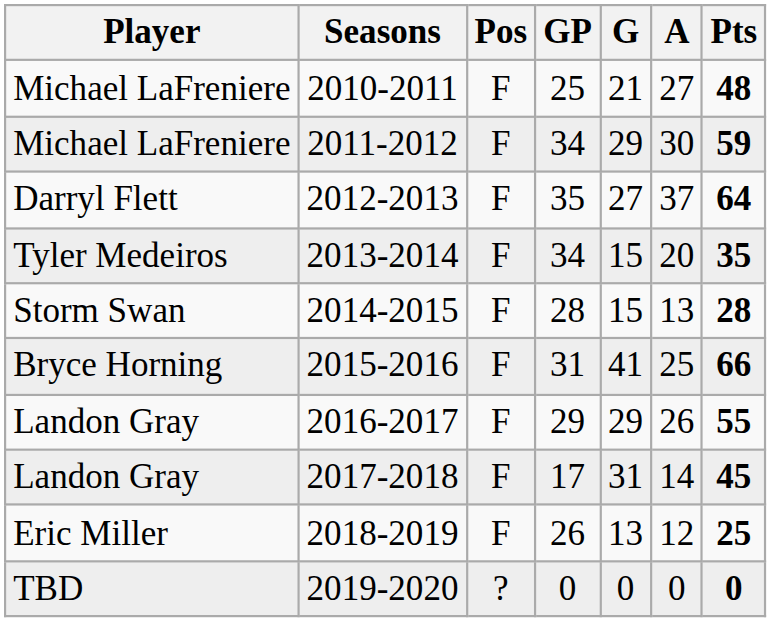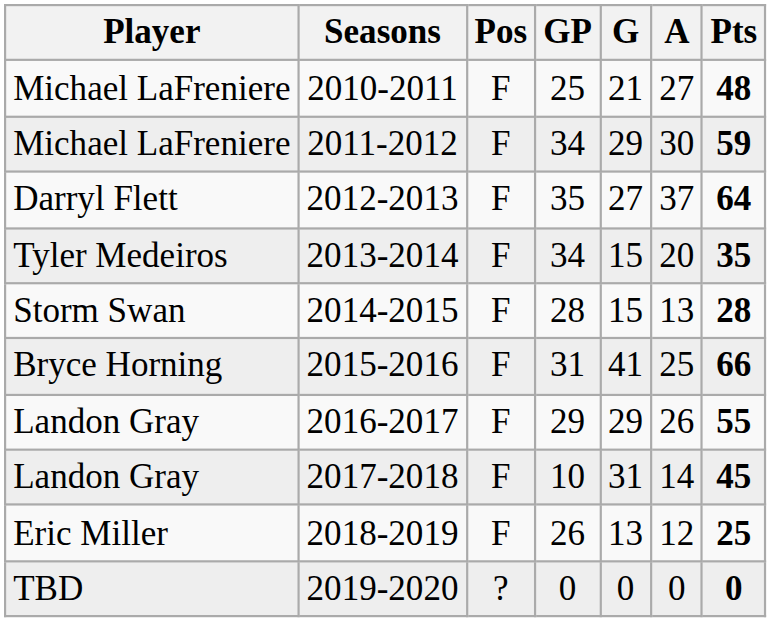(568, 476) 17 -> (568, 476) 10
